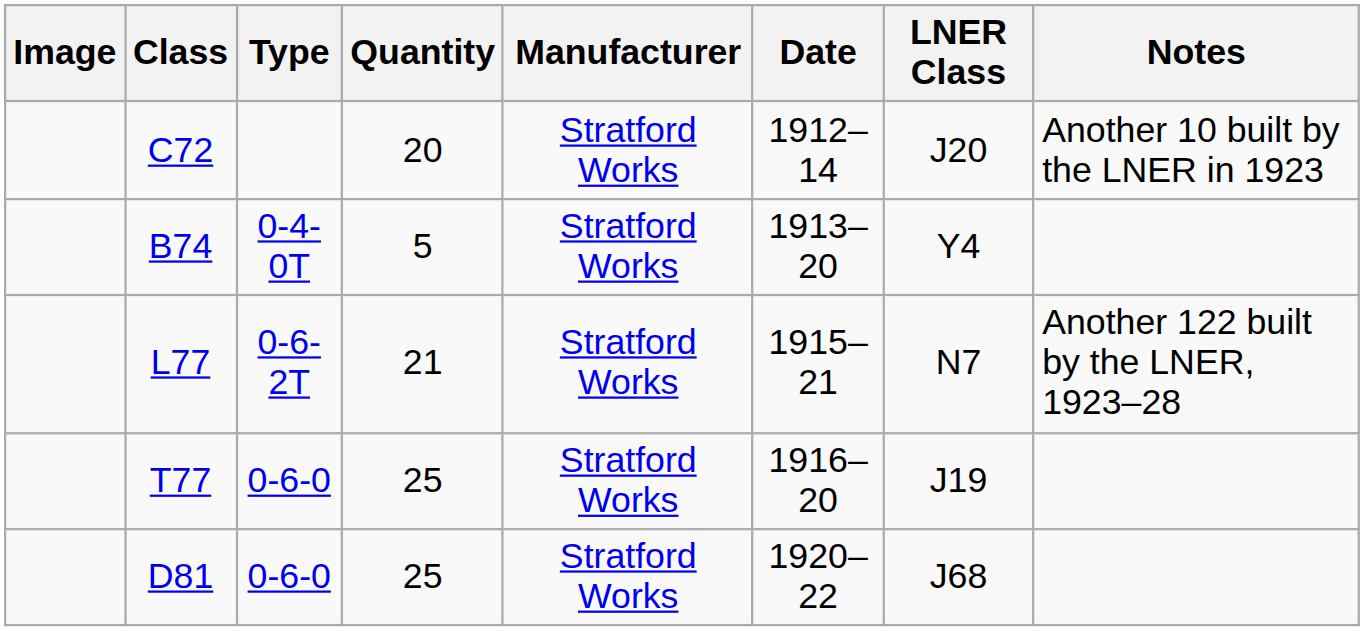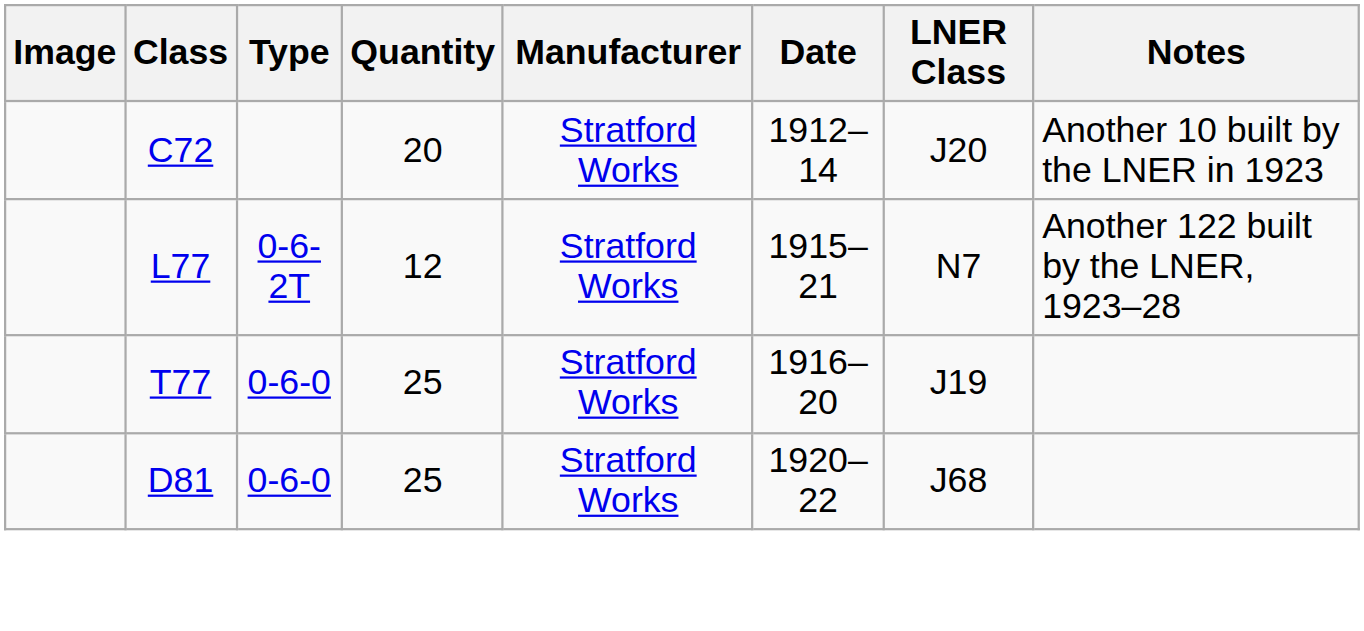- row: (181, 246)
(423, 363) 21 -> (423, 266) 12
